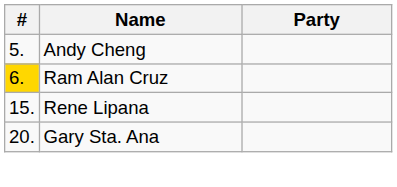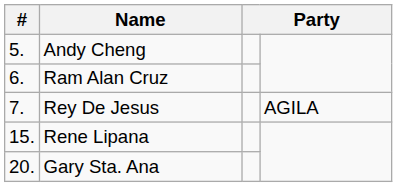(17, 78) gold background -> (17, 78) no background
+ row: (101, 108)
